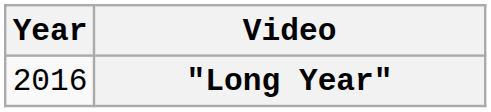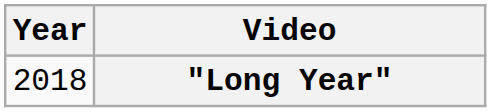(50, 81) 2016 -> (50, 81) 2018
